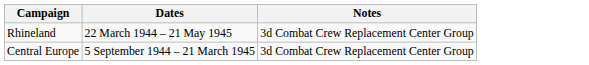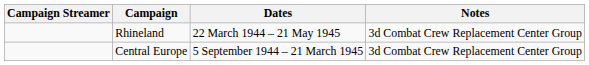+ column: (58, 13)
